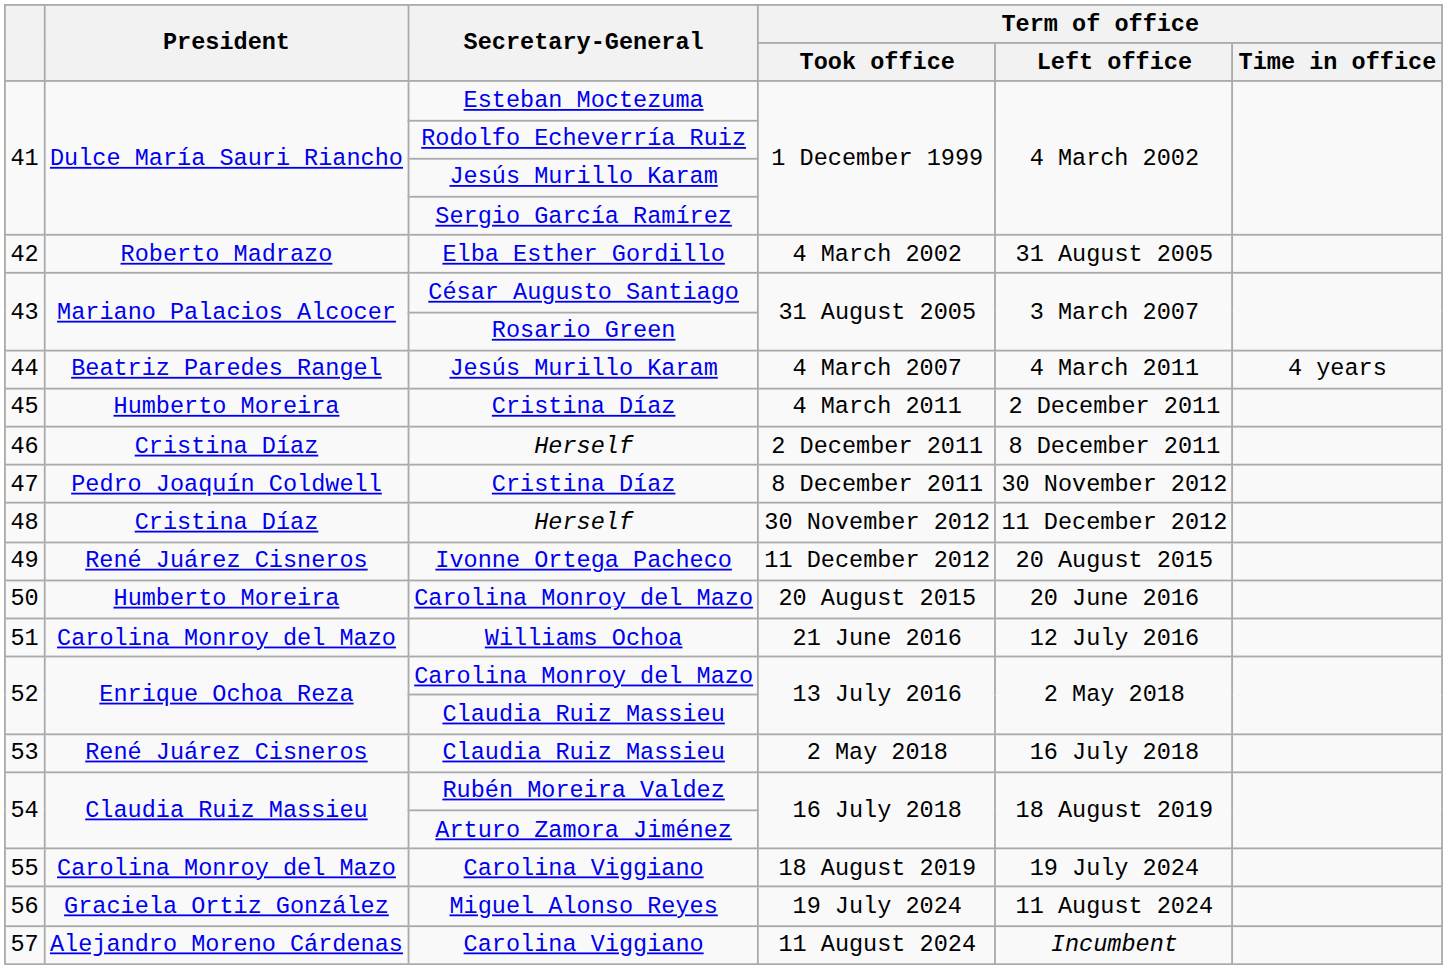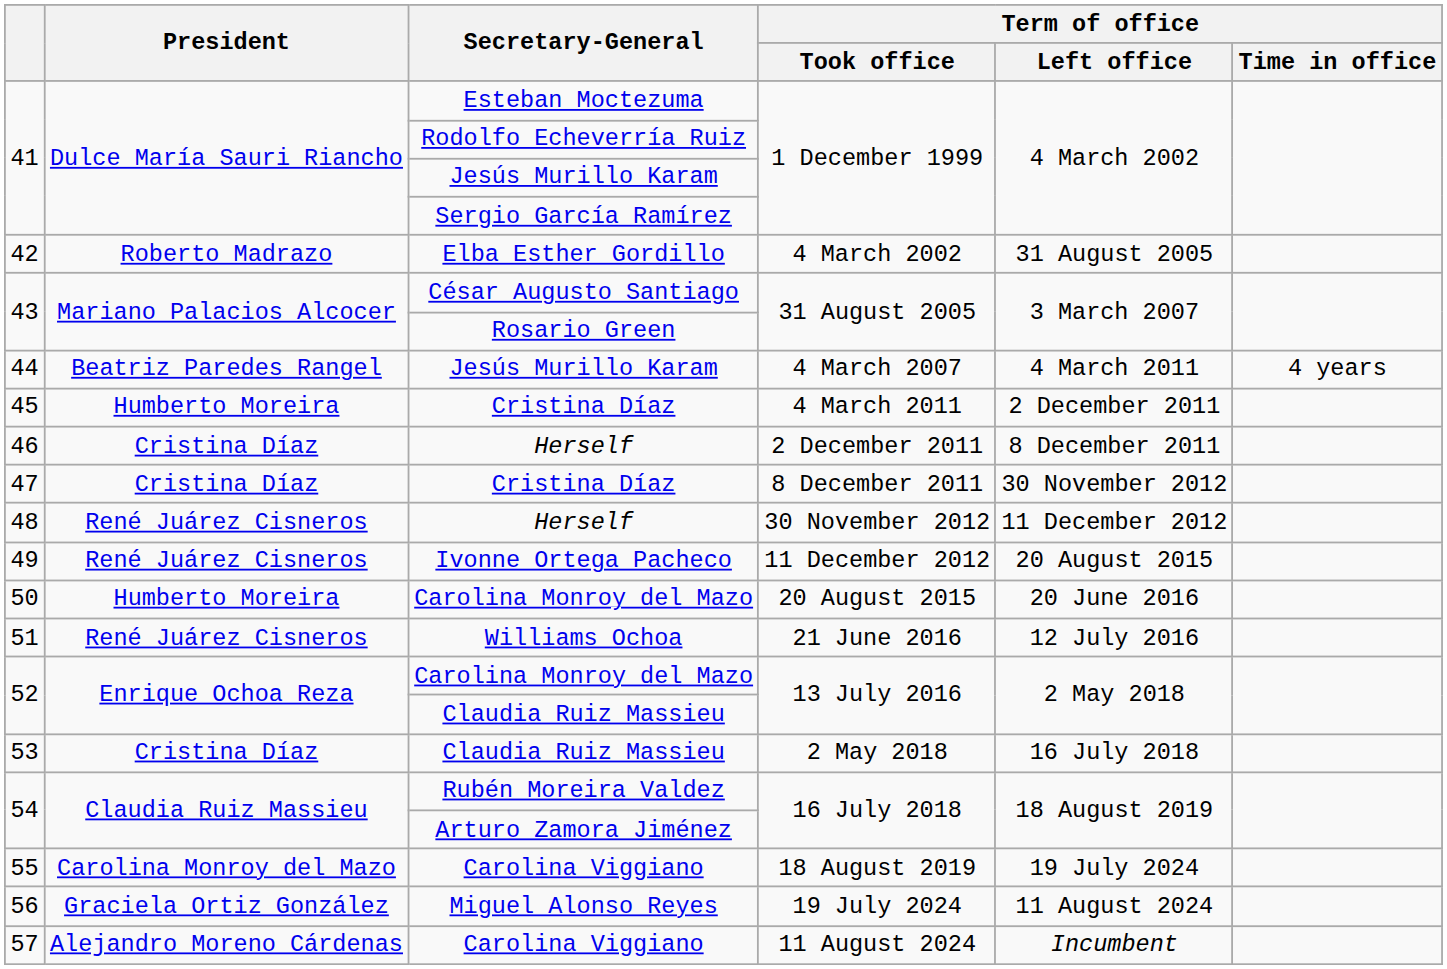(226, 484) Pedro Joaquín Coldwell -> (226, 484) Cristina Díaz
(226, 523) Cristina Díaz -> (226, 523) René Juárez Cisneros
(226, 638) Carolina Monroy del Mazo -> (226, 638) René Juárez Cisneros
(226, 753) René Juárez Cisneros -> (226, 753) Cristina Díaz
